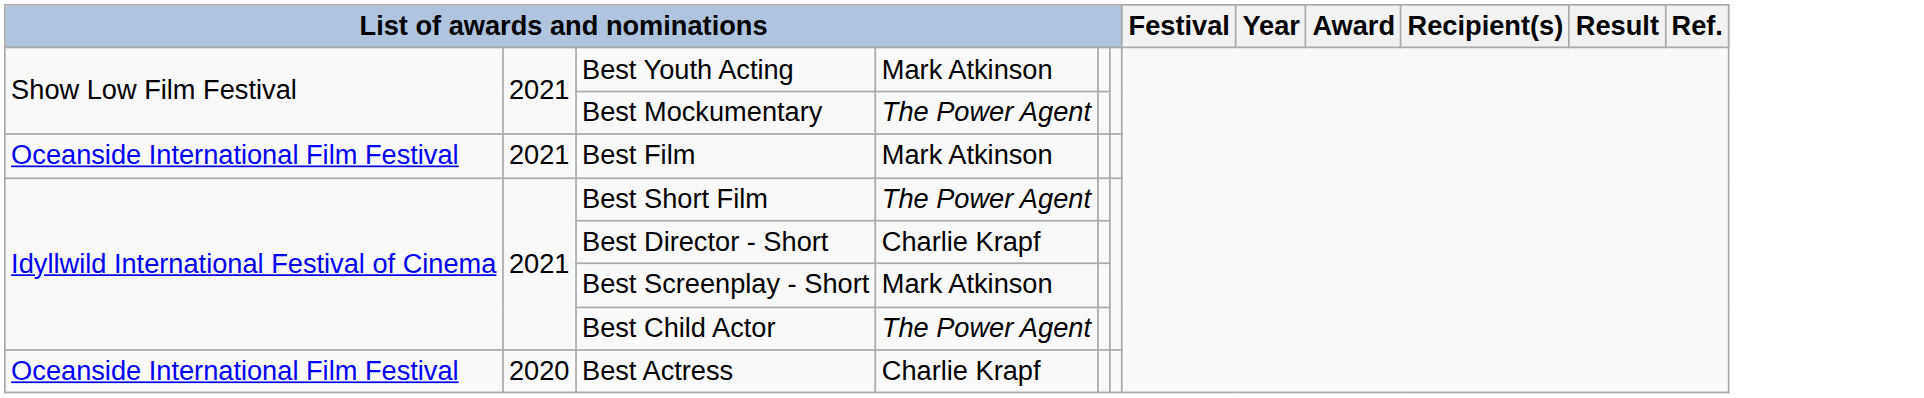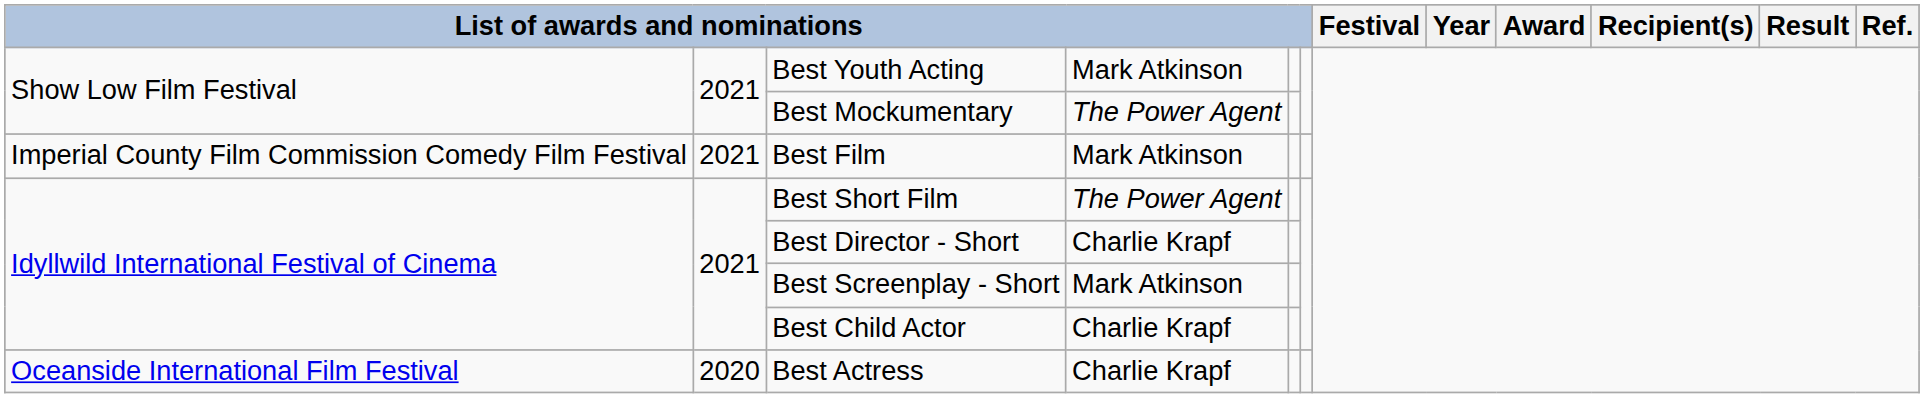(235, 155) Oceanside International Film Festival -> (349, 155) Imperial County Film Commission Comedy Film Festival
(986, 328) The Power Agent -> (1151, 328) Charlie Krapf
